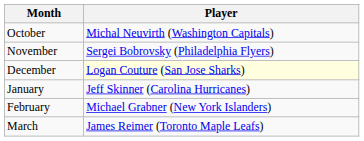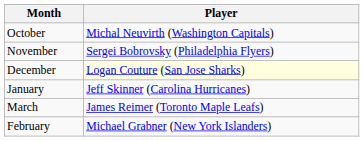rows swapped: (28, 107) <-> (23, 126)
